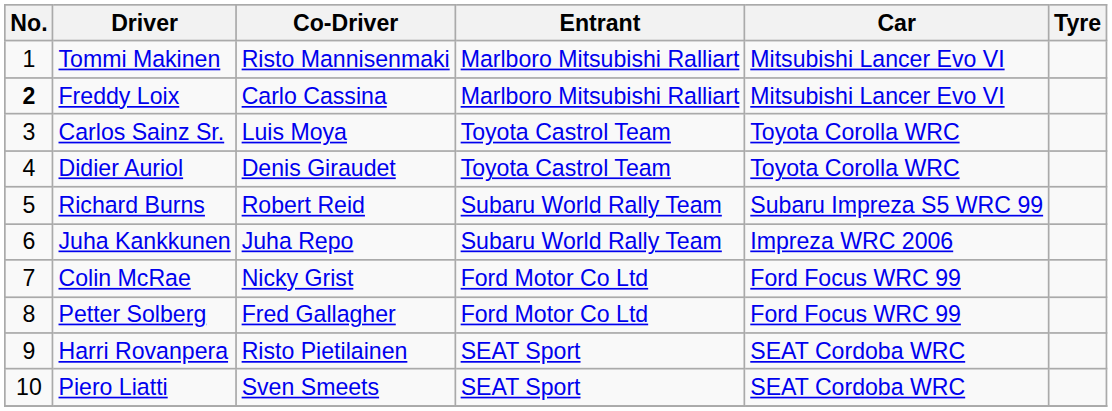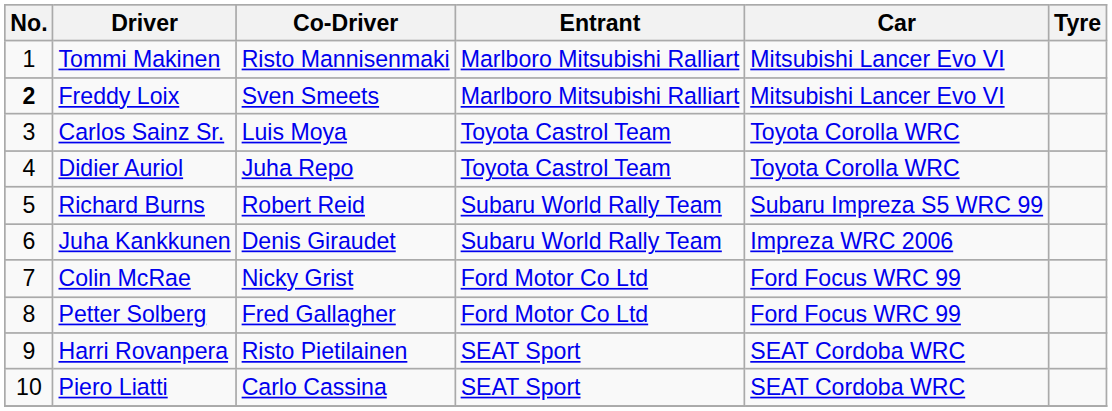(314, 96) Carlo Cassina -> (310, 96) Sven Smeets
(319, 168) Denis Giraudet -> (298, 168) Juha Repo
(298, 241) Juha Repo -> (319, 241) Denis Giraudet
(310, 387) Sven Smeets -> (314, 387) Carlo Cassina
